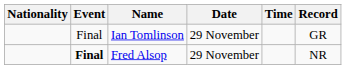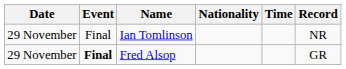columns swapped: (224, 14) <-> (38, 14)
(318, 34) GR -> (318, 34) NR
(318, 54) NR -> (318, 54) GR
